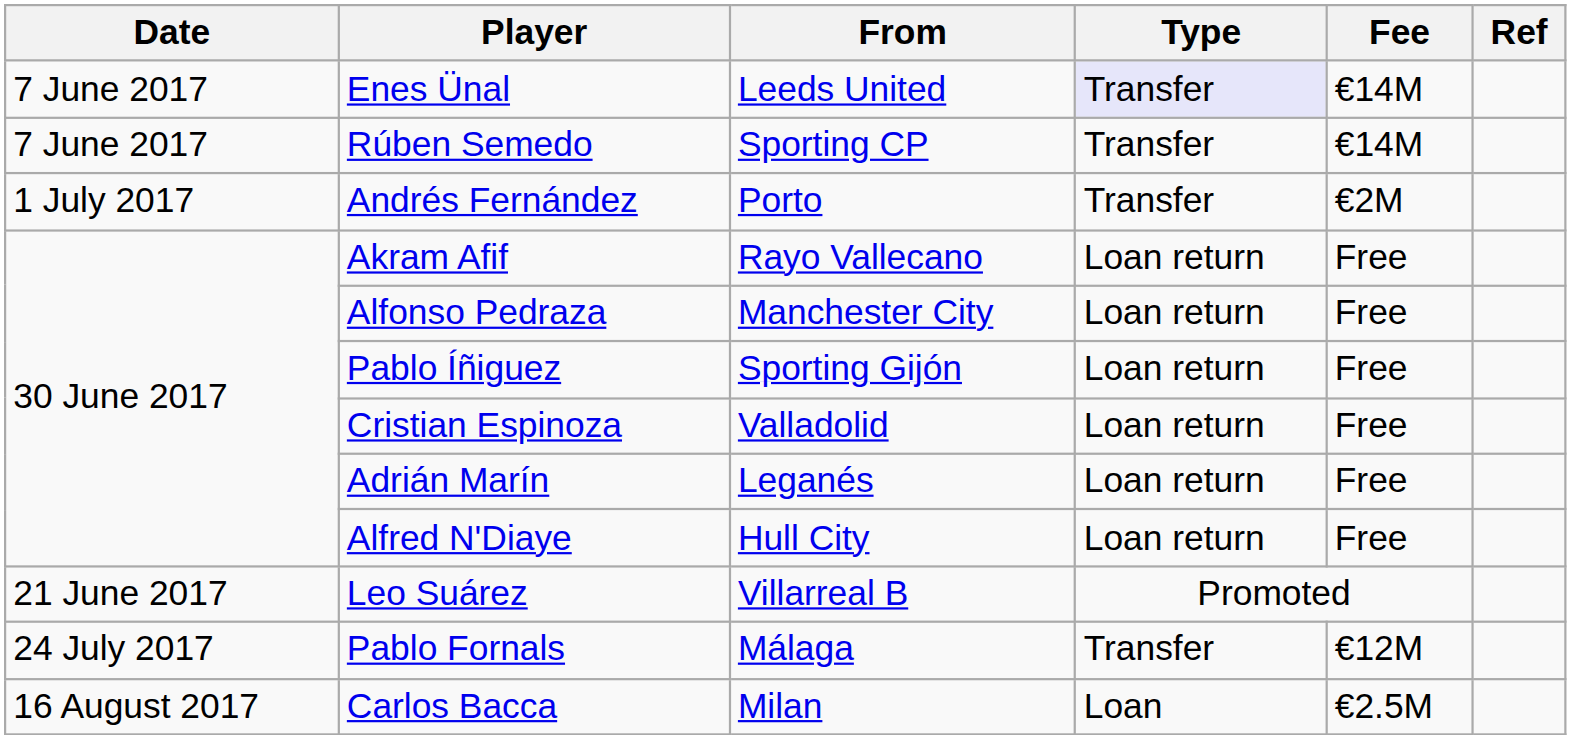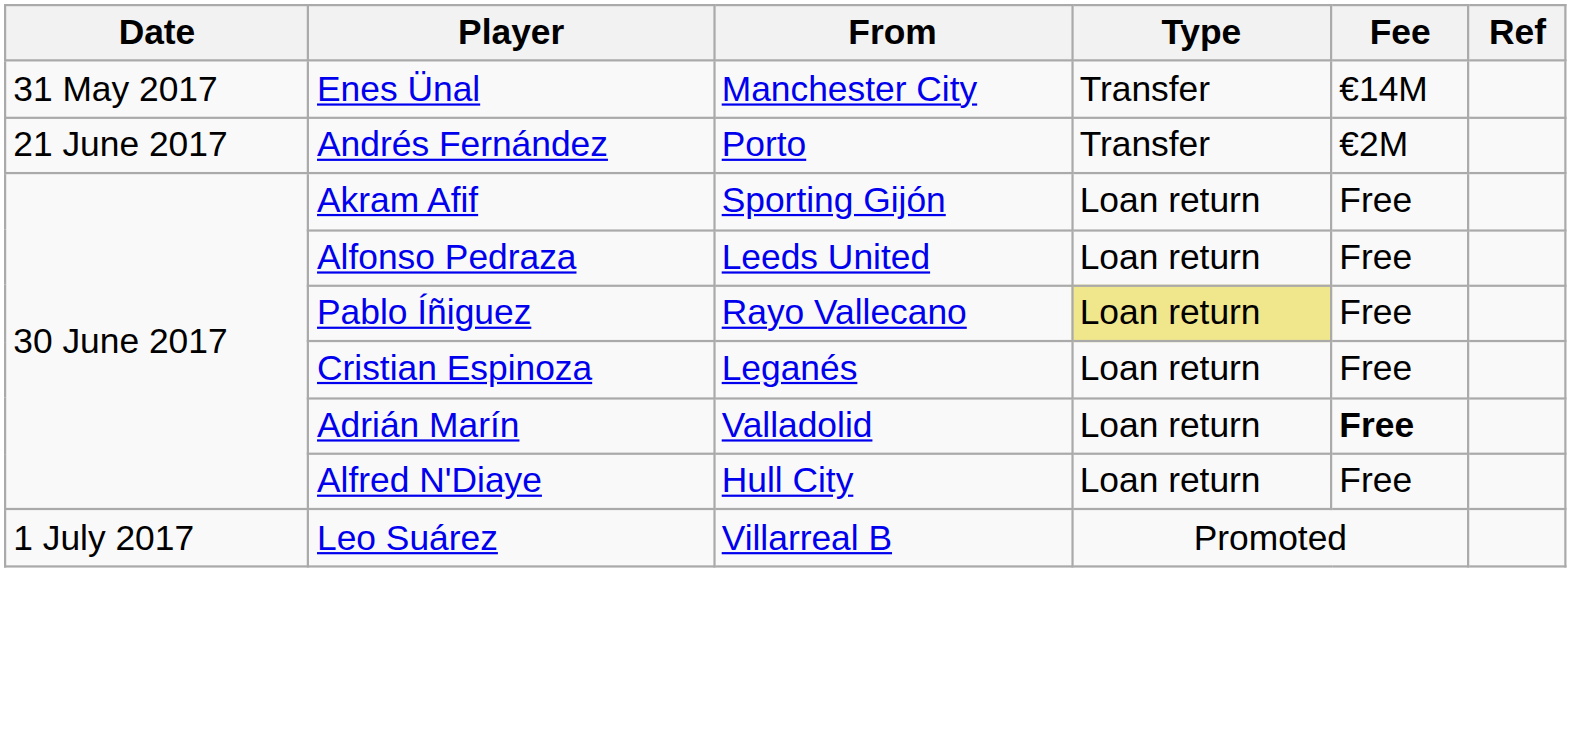(111, 88) 7 June 2017 -> (115, 88) 31 May 2017
(842, 88) Leeds United -> (849, 88) Manchester City
(1149, 88) lavender background -> (1145, 88) no background
- row: (470, 144)
(104, 200) 1 July 2017 -> (120, 144) 21 June 2017
(860, 256) Rayo Vallecano -> (834, 200) Sporting Gijón
(866, 312) Manchester City -> (826, 256) Leeds United
(850, 369) Sporting Gijón -> (844, 312) Rayo Vallecano
(1174, 369) no background -> (1170, 312) khaki background
(813, 425) Valladolid -> (790, 369) Leganés
(806, 481) Leganés -> (797, 425) Valladolid
(1371, 481) normal -> (1377, 425) bold
(120, 593) 21 June 2017 -> (104, 537) 1 July 2017
- row: (456, 649)
- row: (452, 705)
